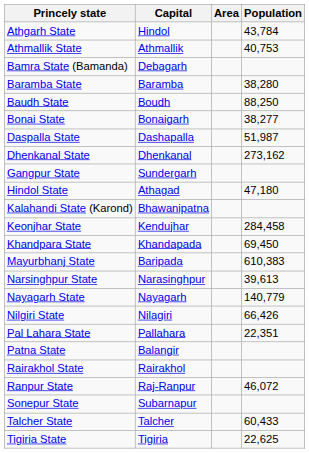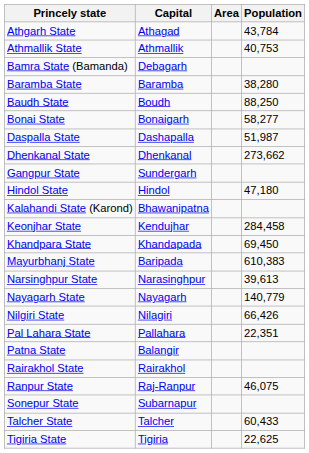(154, 31) Hindol -> (159, 31) Athagad
(261, 119) 38,277 -> (261, 119) 58,277
(264, 155) 273,162 -> (264, 155) 273,662
(159, 191) Athagad -> (154, 191) Hindol
(261, 386) 46,072 -> (261, 386) 46,075
